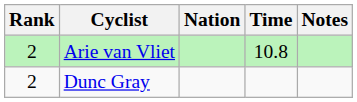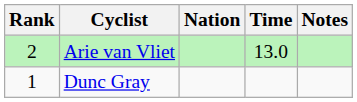(271, 50) 10.8 -> (271, 50) 13.0
(32, 81) 2 -> (32, 81) 1
